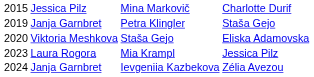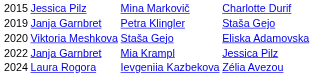(16, 53) 2023 -> (16, 53) 2022
(63, 53) Laura Rogora -> (66, 53) Janja Garnbret
(66, 68) Janja Garnbret -> (63, 68) Laura Rogora
